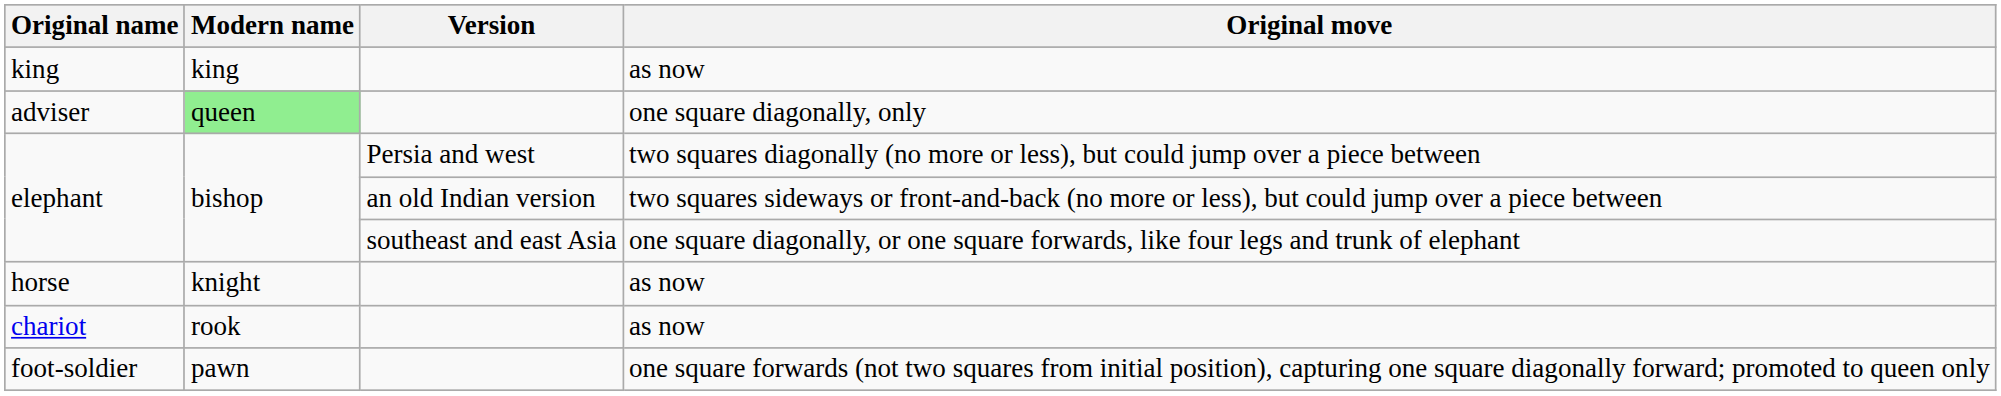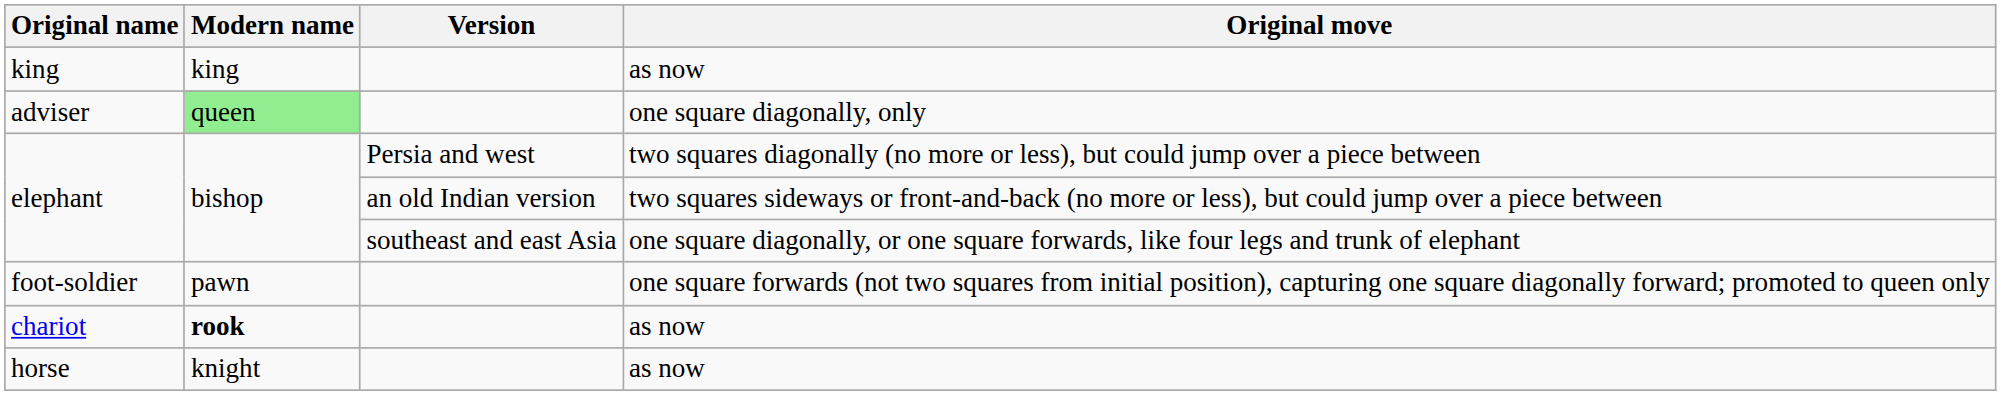rows swapped: (40, 283) <-> (74, 369)
(216, 326) normal -> (218, 326) bold
